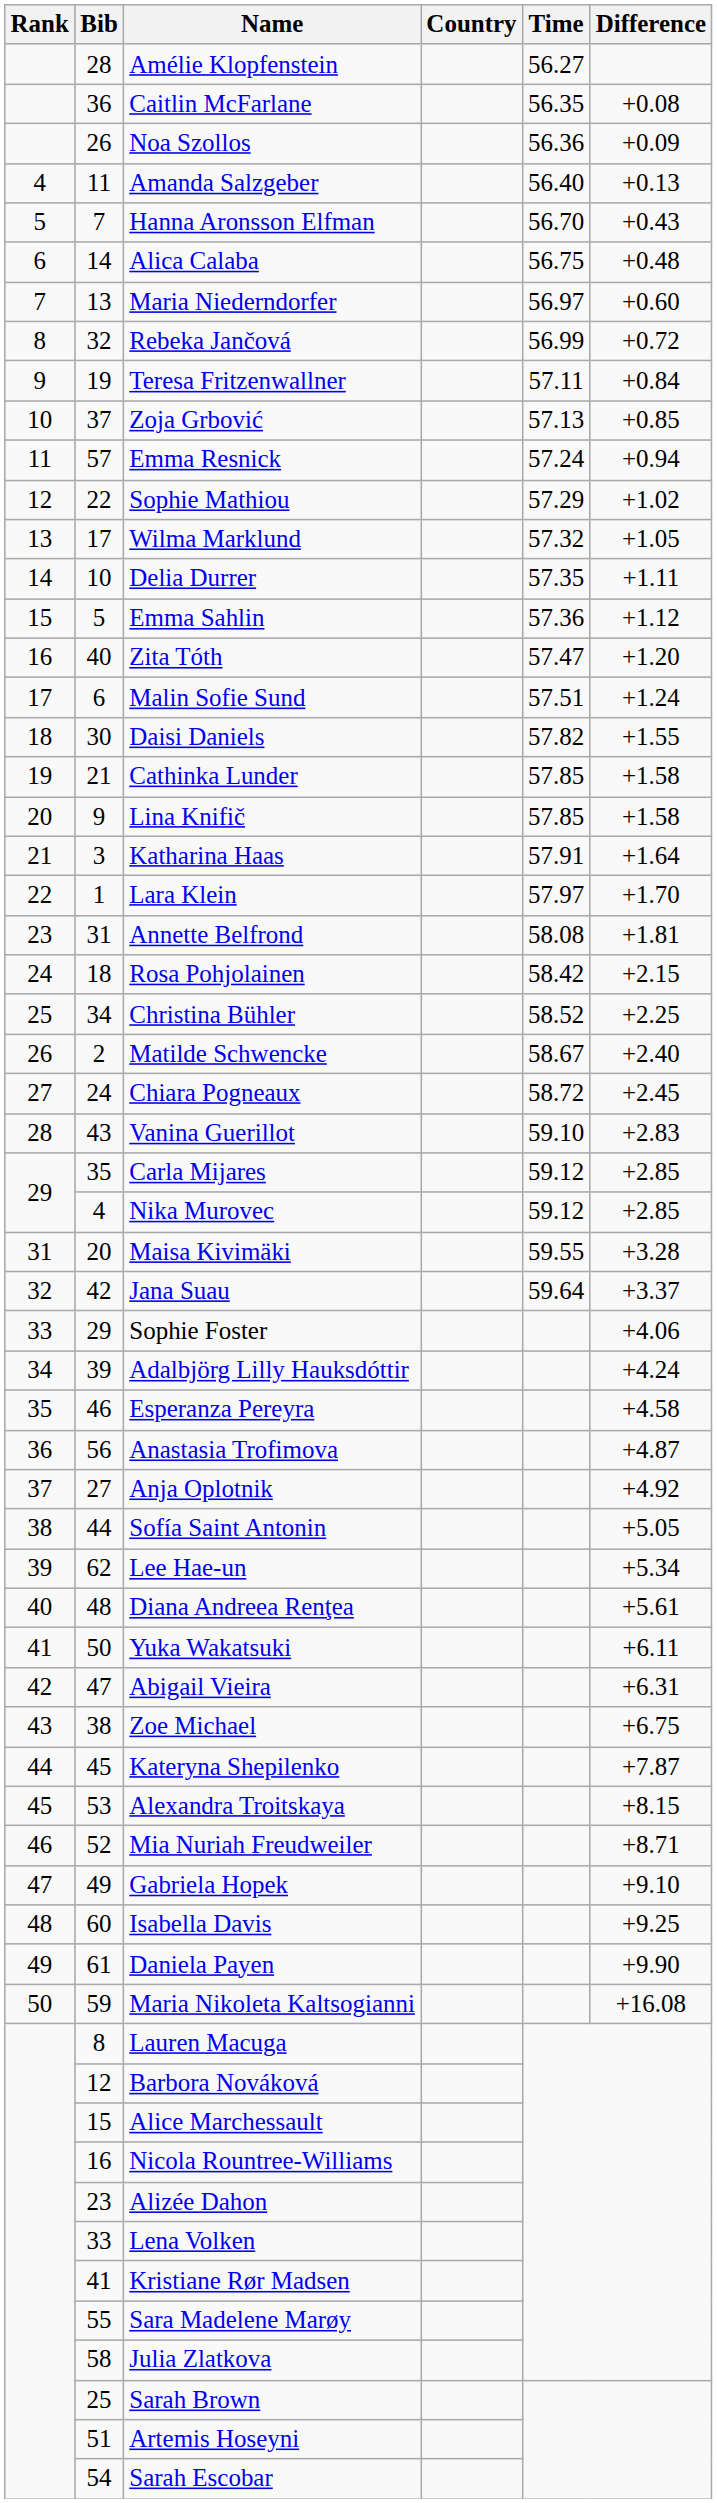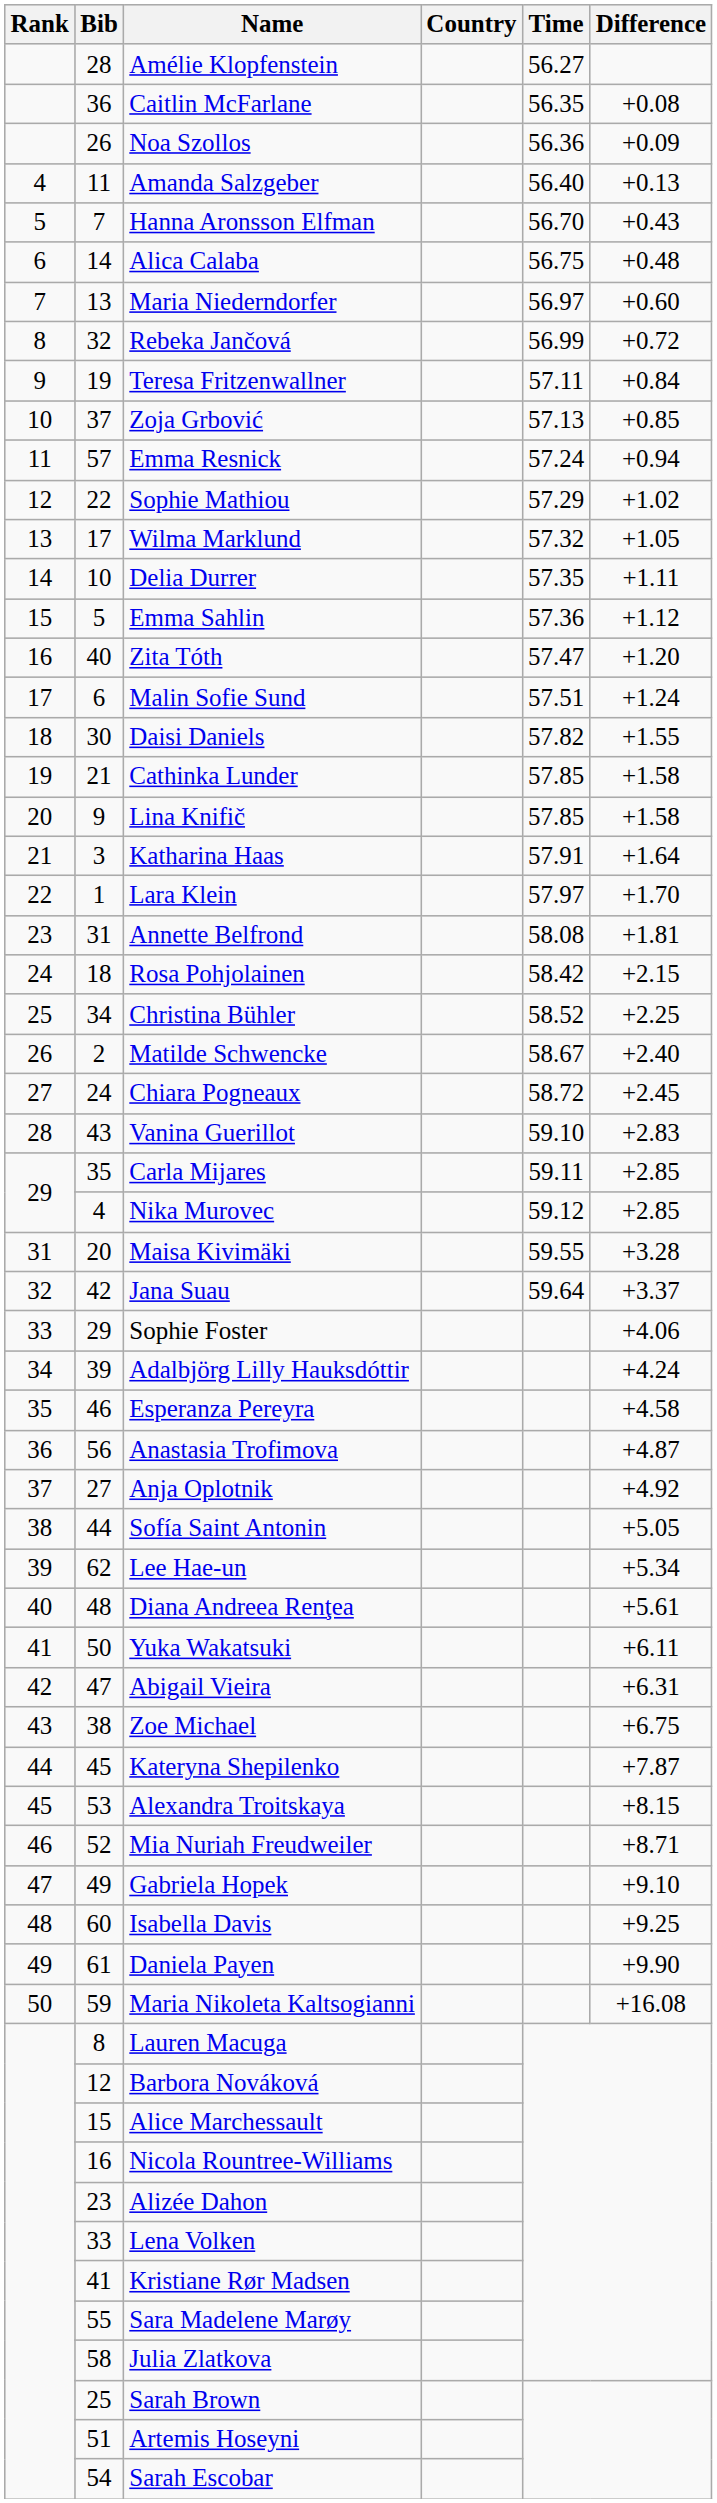(556, 1172) 59.12 -> (556, 1172) 59.11
